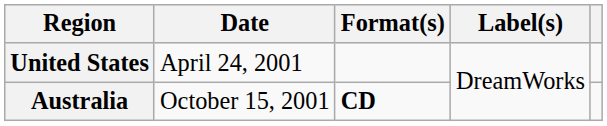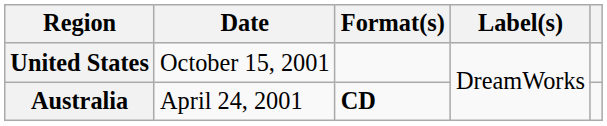(231, 62) April 24, 2001 -> (245, 62) October 15, 2001
(245, 100) October 15, 2001 -> (231, 100) April 24, 2001
